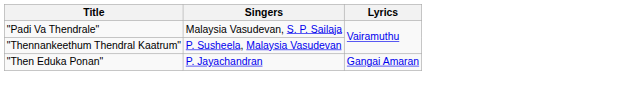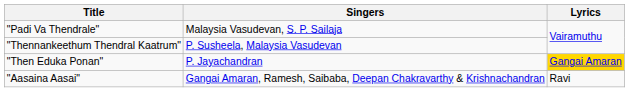(383, 62) no background -> (586, 62) gold background
+ row: (43, 78)
